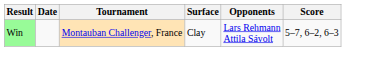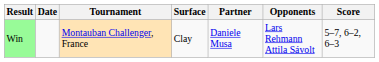+ column: (235, 12)
